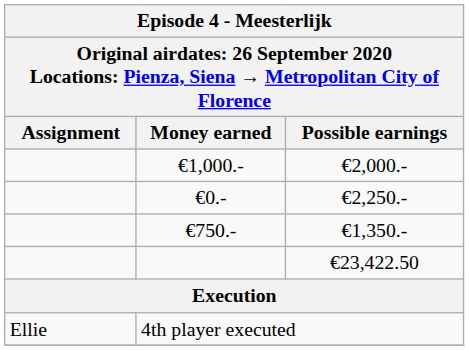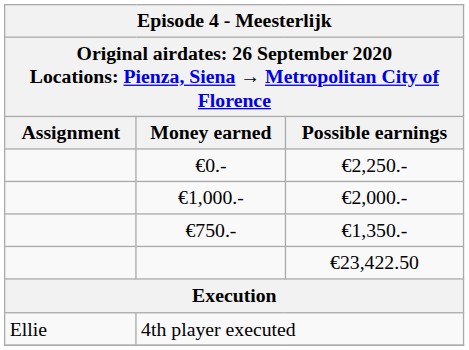rows swapped: (211, 165) <-> (211, 197)
